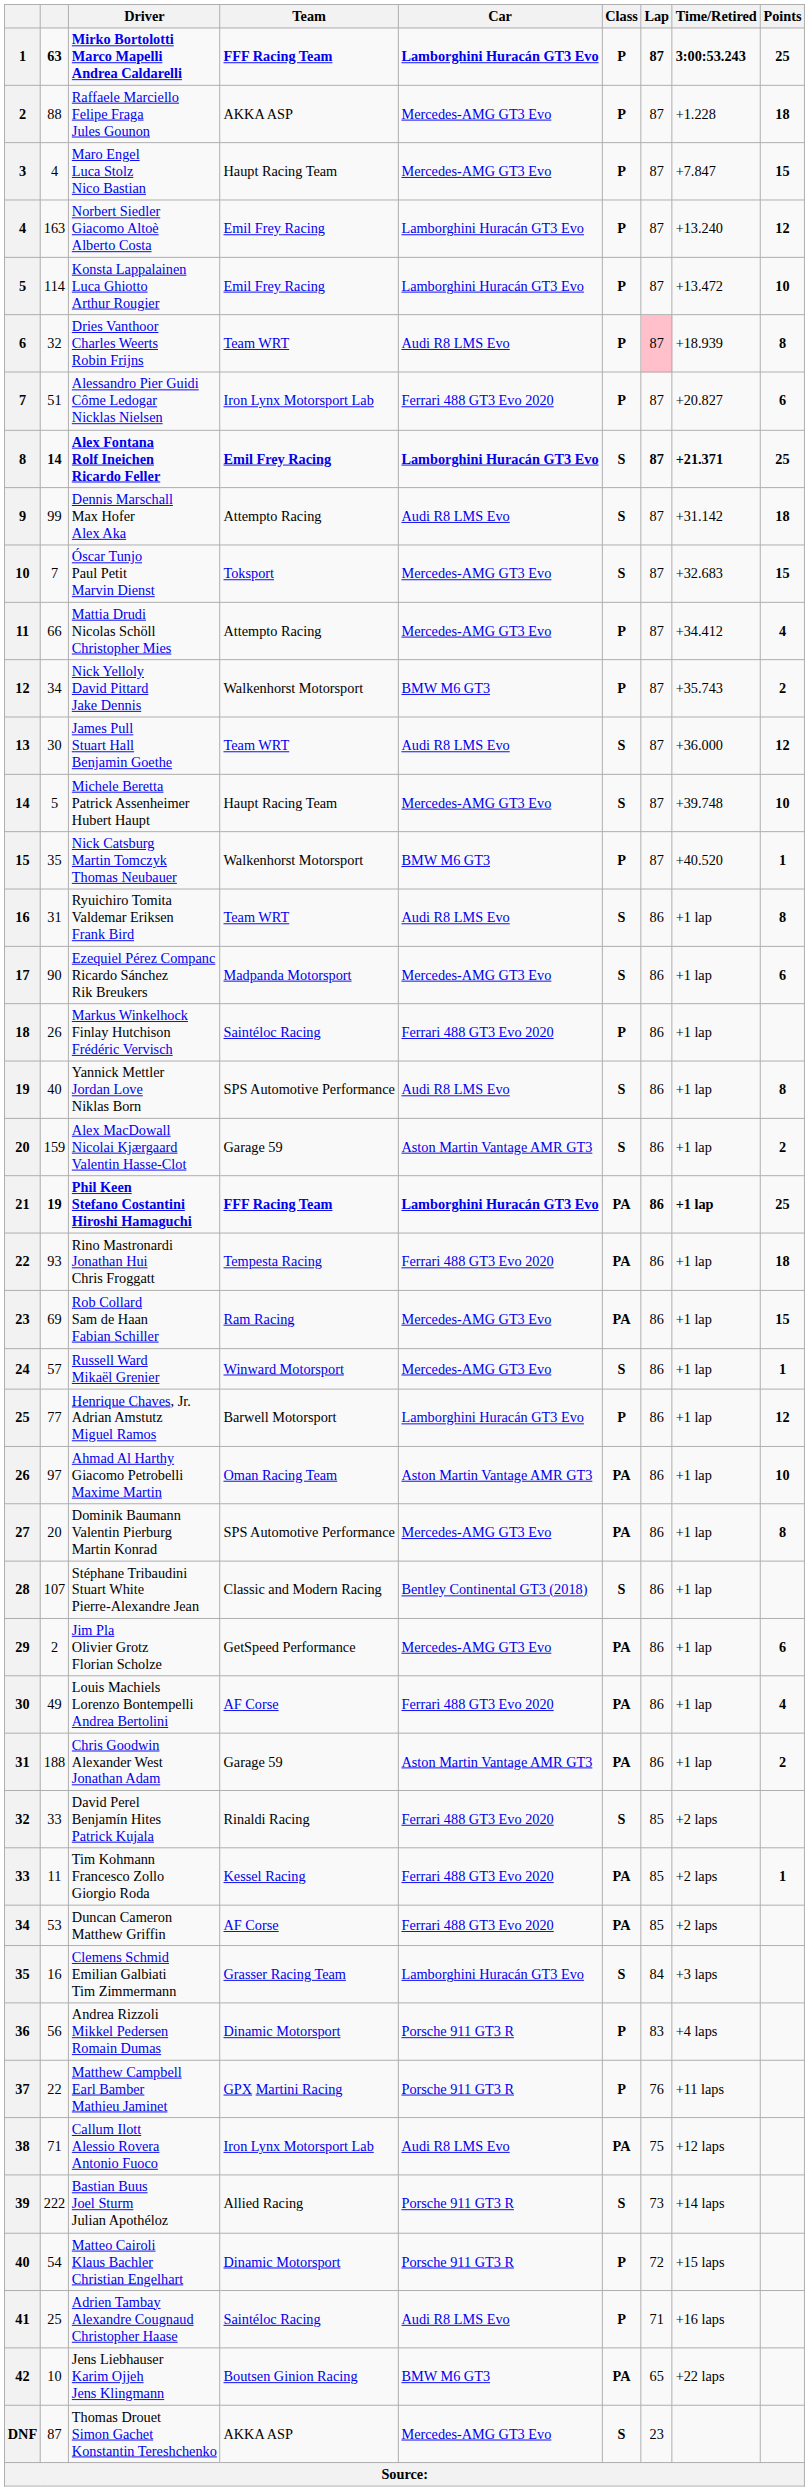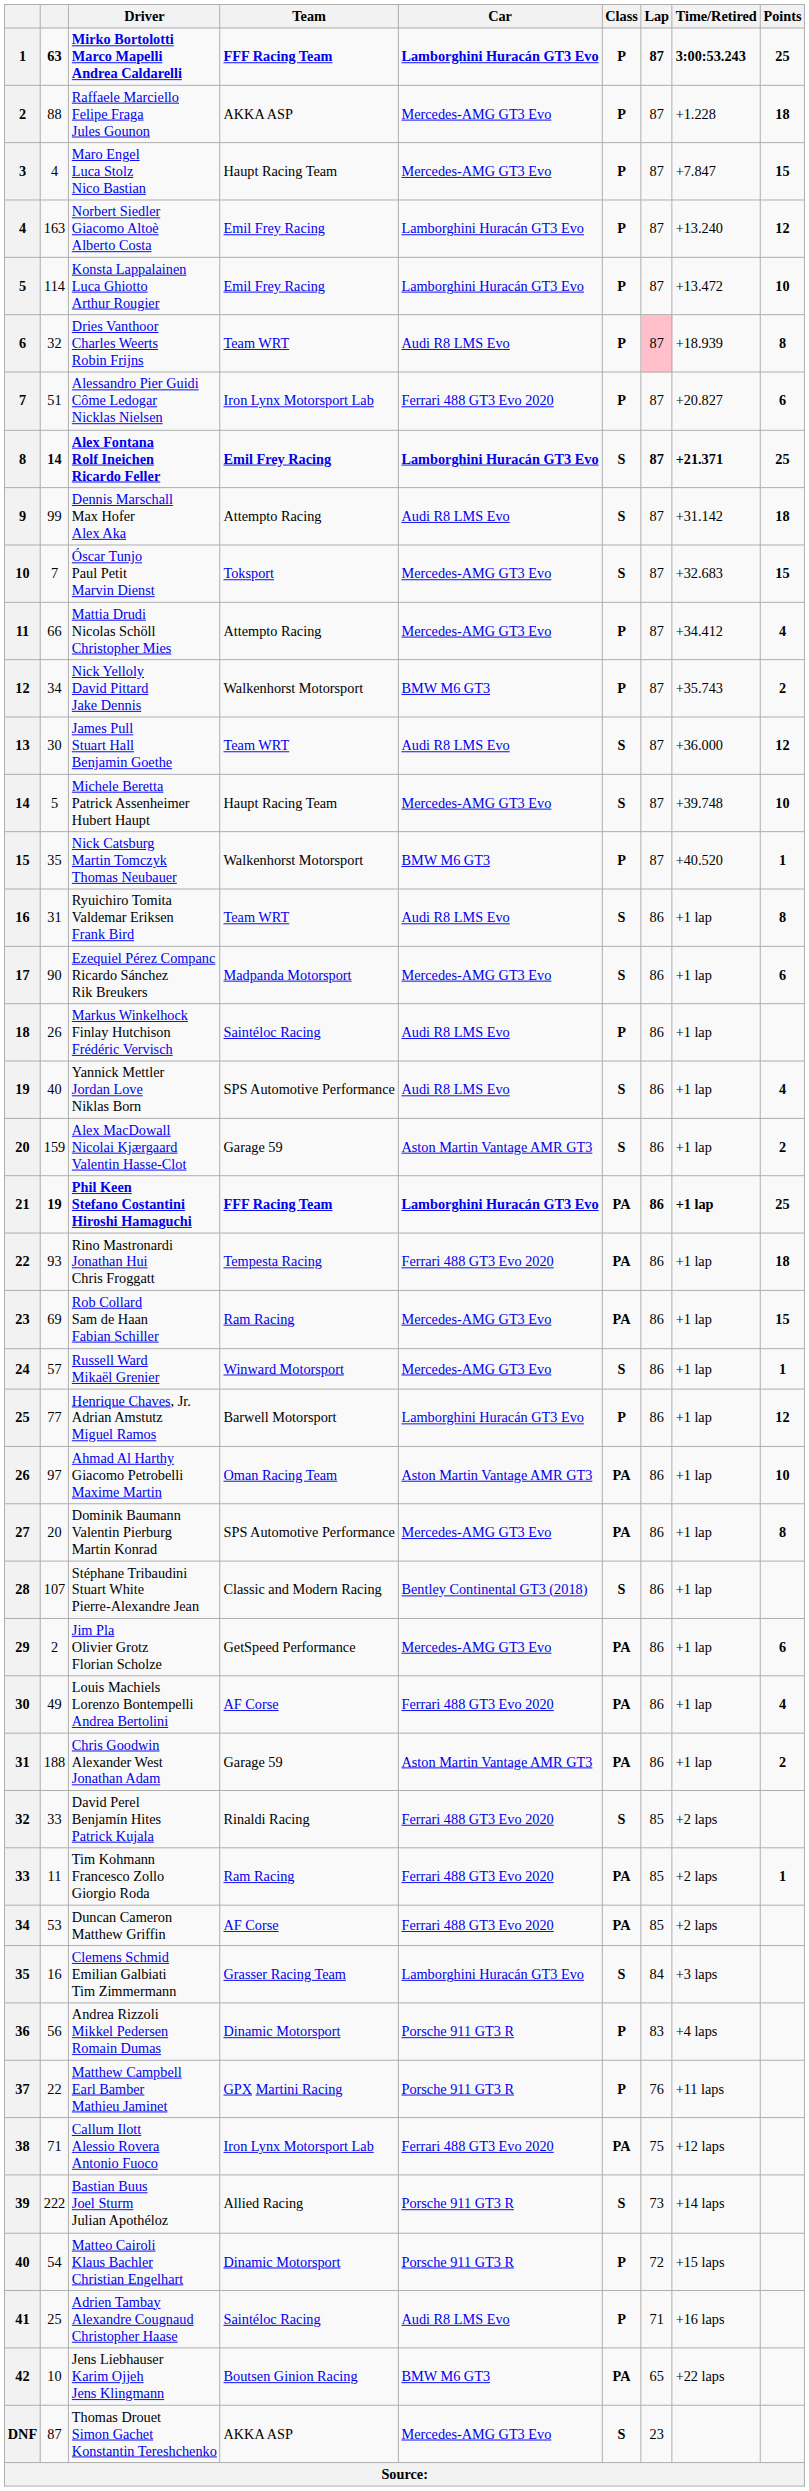(478, 1032) Ferrari 488 GT3 Evo 2020 -> (456, 1032) Audi R8 LMS Evo
(782, 1090) 8 -> (782, 1090) 4
(265, 1876) Kessel Racing -> (259, 1876) Ram Racing
(456, 2146) Audi R8 LMS Evo -> (478, 2146) Ferrari 488 GT3 Evo 2020
